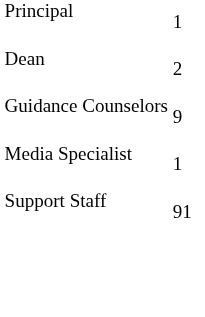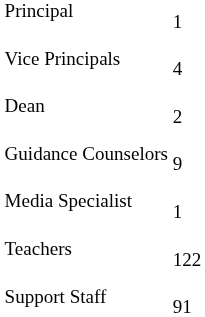+ row: (62, 58)
+ row: (38, 248)
